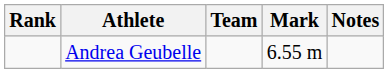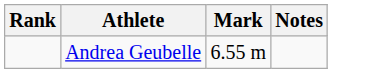- column: (234, 20)
